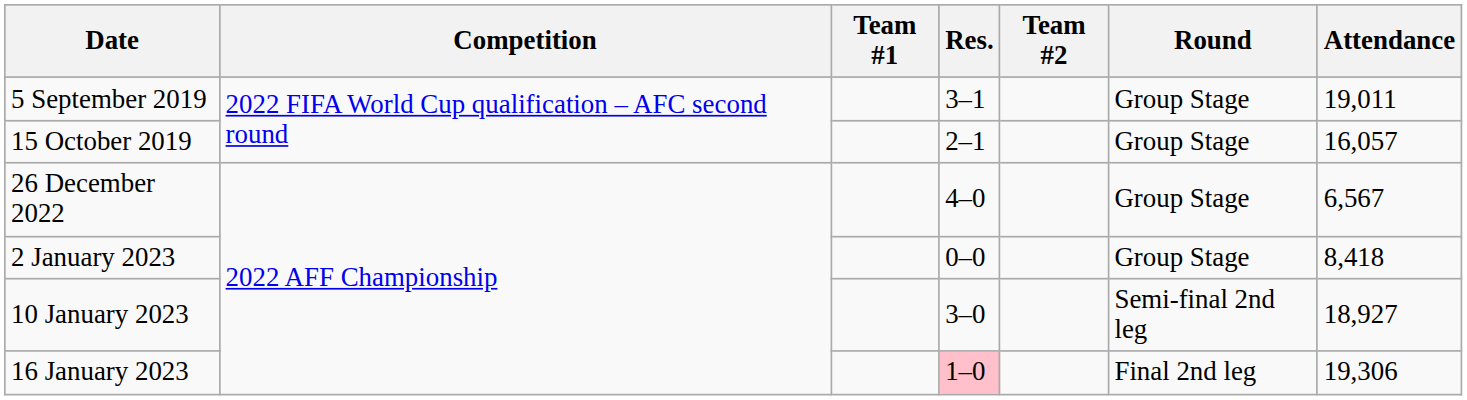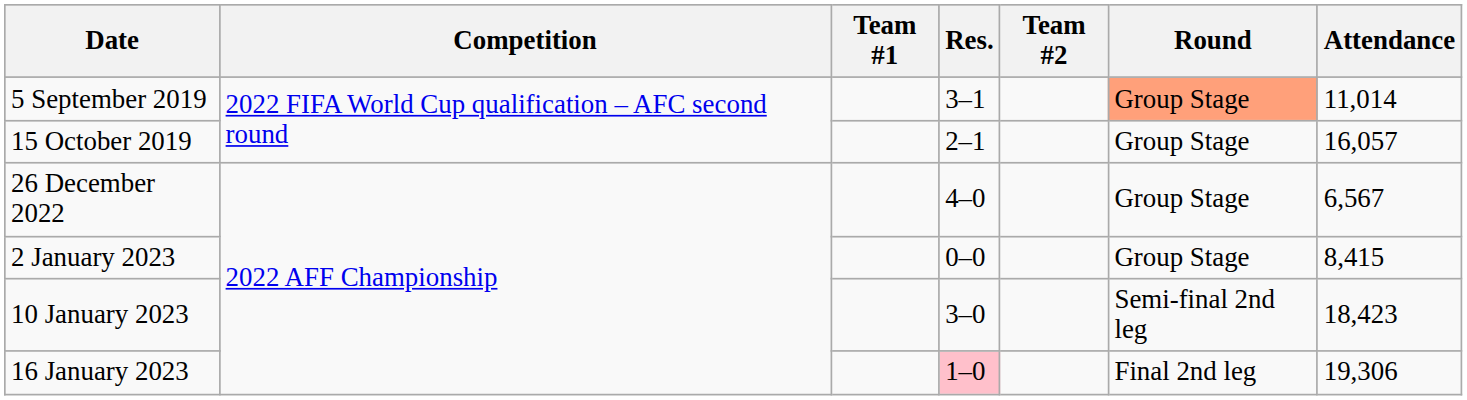(1182, 98) no background -> (1182, 98) lightsalmon background
(1360, 98) 19,011 -> (1360, 98) 11,014
(1354, 256) 8,418 -> (1354, 256) 8,415
(1361, 314) 18,927 -> (1361, 314) 18,423
